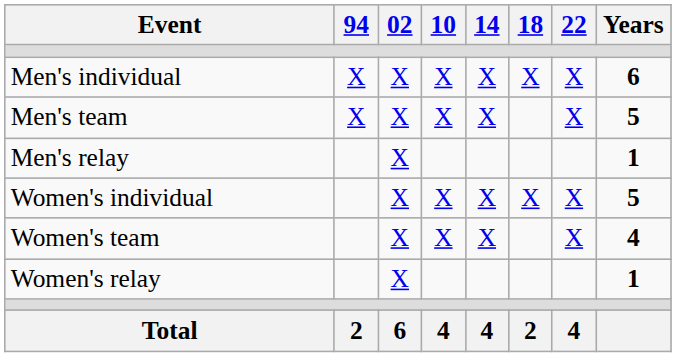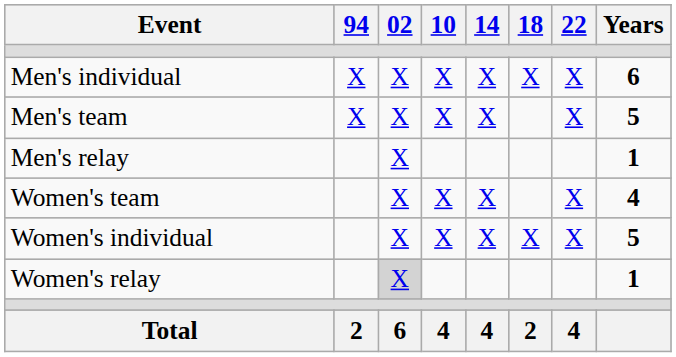rows swapped: (112, 197) <-> (85, 238)
(400, 278) no background -> (400, 278) lightgrey background
